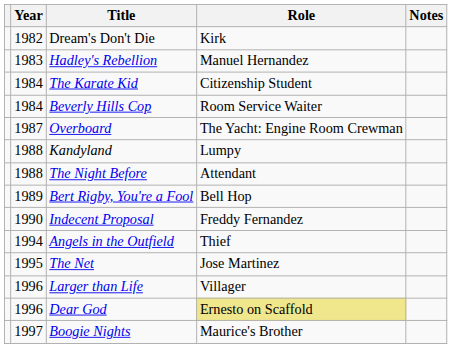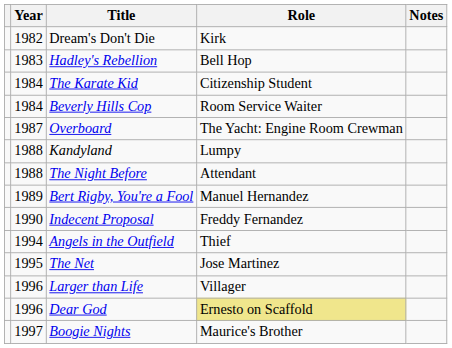(254, 60) Manuel Hernandez -> (226, 60) Bell Hop
(226, 196) Bell Hop -> (254, 196) Manuel Hernandez
